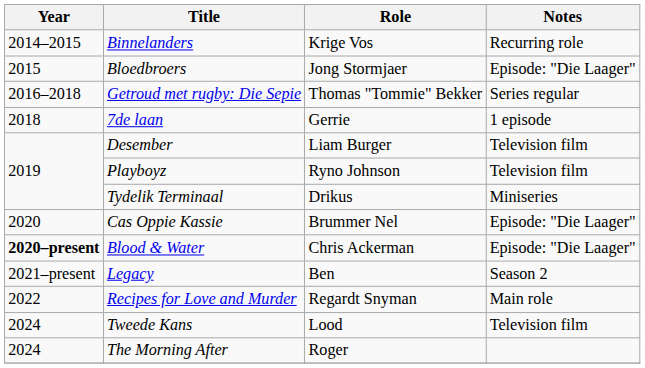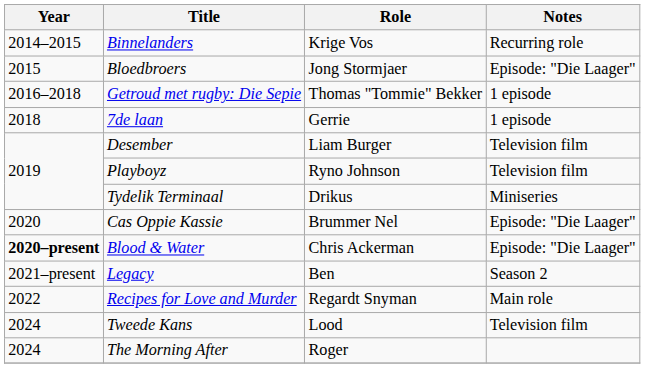(534, 94) Series regular -> (520, 94) 1 episode
